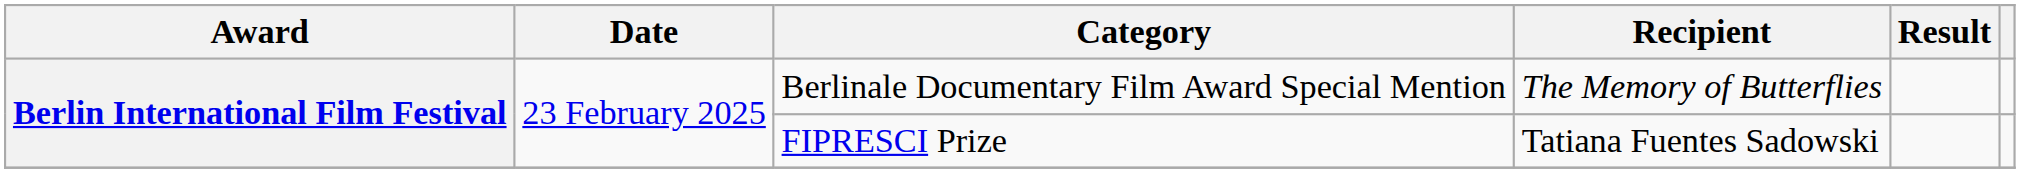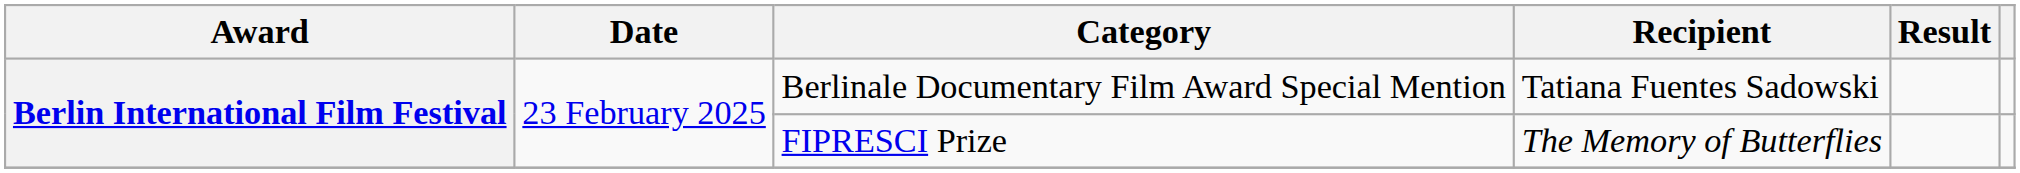(1702, 85) The Memory of Butterflies -> (1700, 85) Tatiana Fuentes Sadowski
(1700, 140) Tatiana Fuentes Sadowski -> (1702, 140) The Memory of Butterflies
